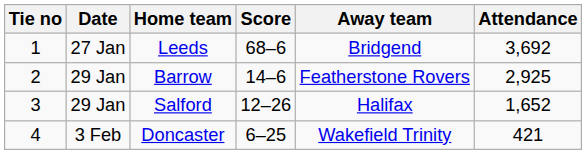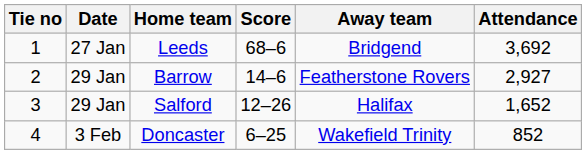(528, 76) 2,925 -> (528, 76) 2,927
(528, 134) 421 -> (528, 134) 852
